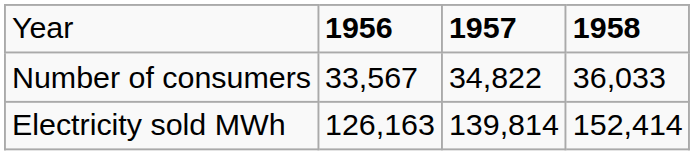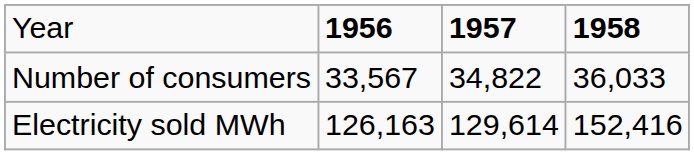(504, 125) 139,814 -> (504, 125) 129,614
(628, 125) 152,414 -> (628, 125) 152,416
